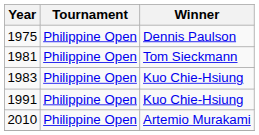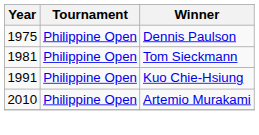- row: (22, 78)
